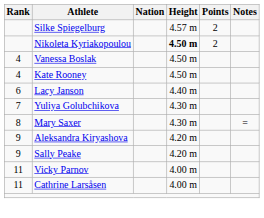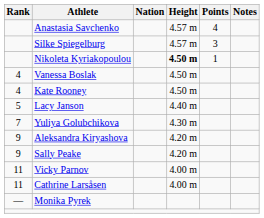+ row: (77, 28)
(215, 28) 2 -> (215, 43) 3
(215, 43) 2 -> (215, 59) 1
(18, 91) 6 -> (18, 106) 5
- row: (58, 122)
+ row: (63, 201)
